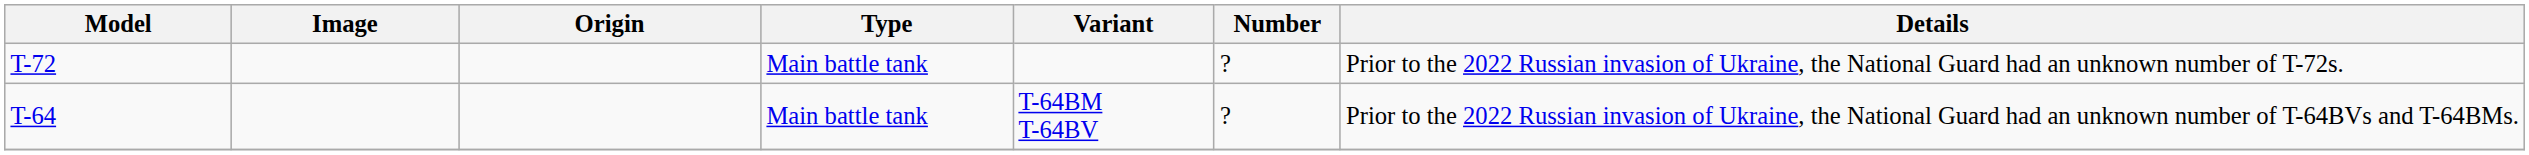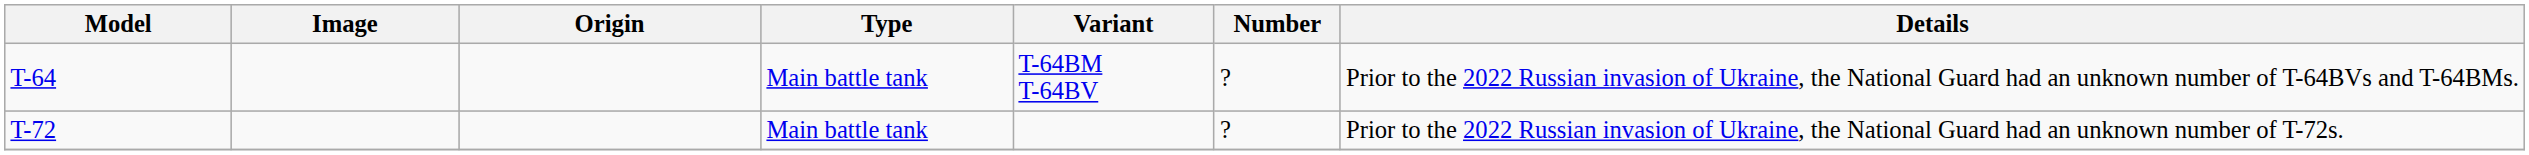rows swapped: (33, 116) <-> (33, 63)
